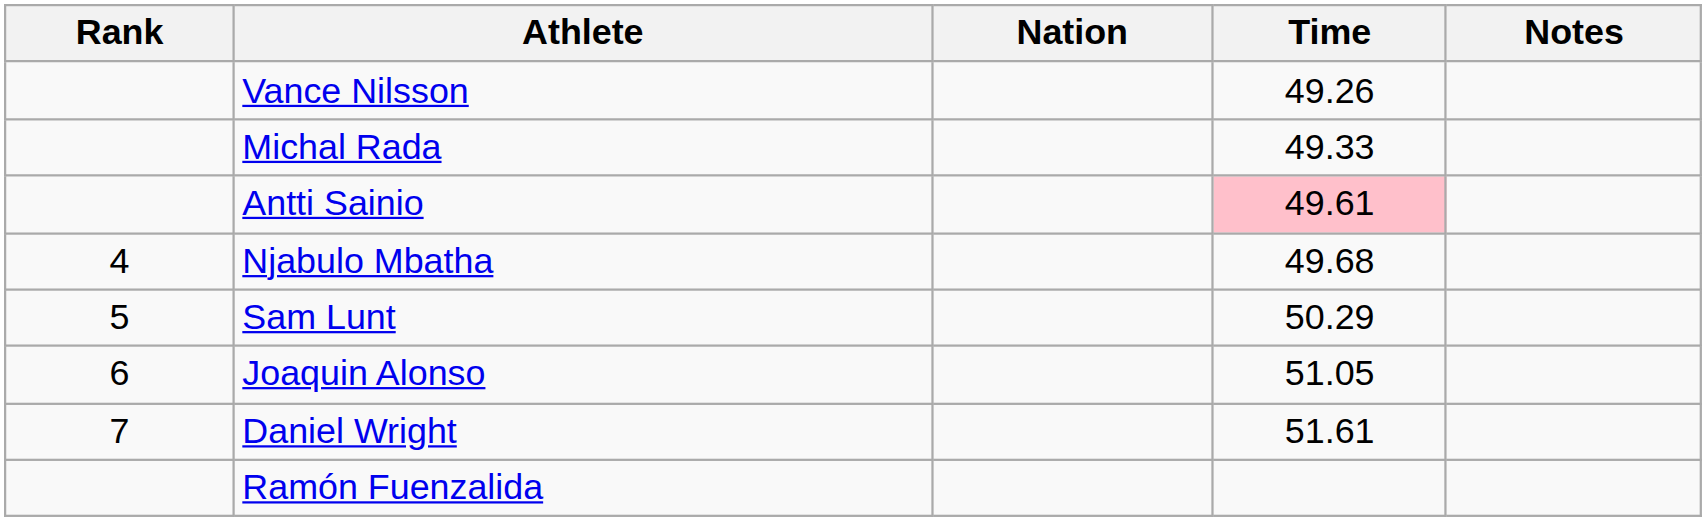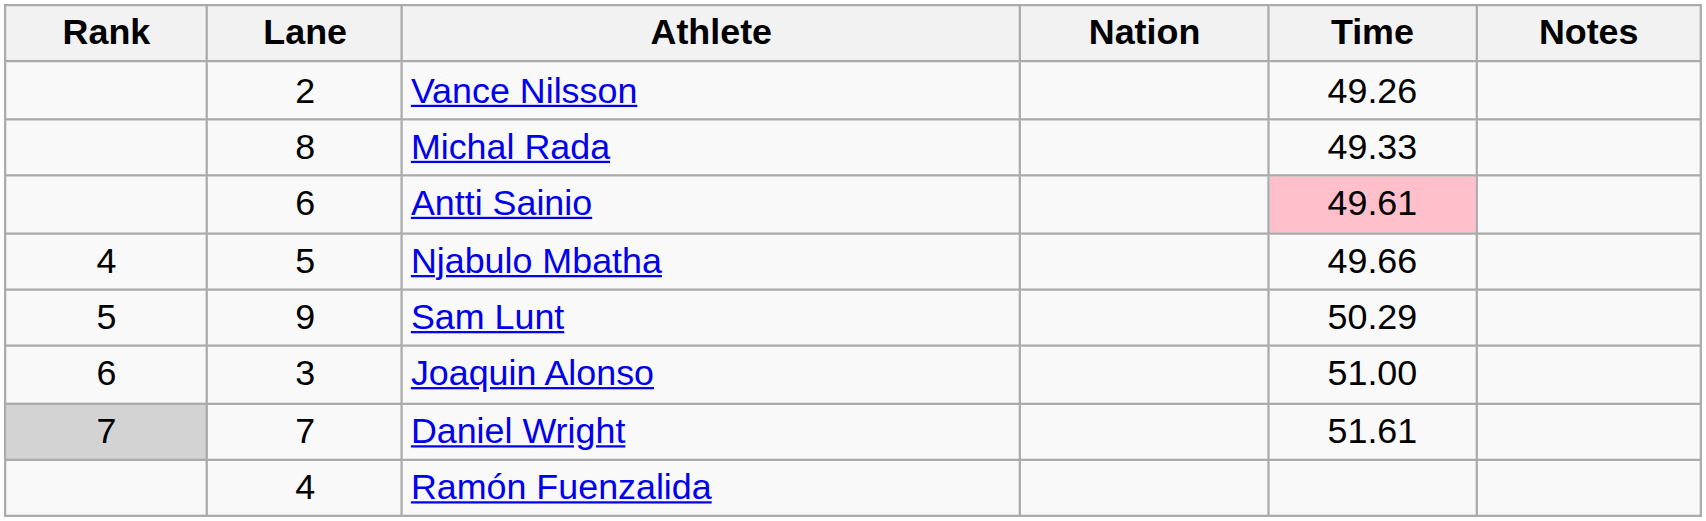+ column: (305, 32)
(1330, 260) 49.68 -> (1372, 260) 49.66
(1330, 373) 51.05 -> (1372, 373) 51.00
(120, 430) no background -> (106, 430) lightgrey background
